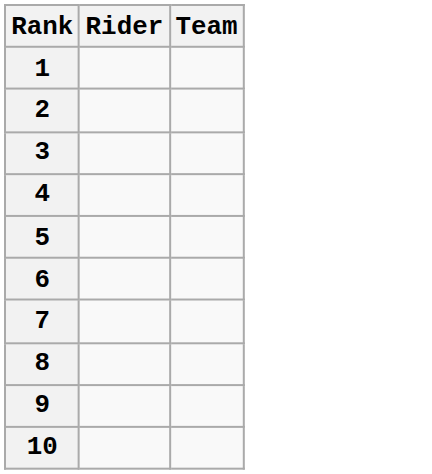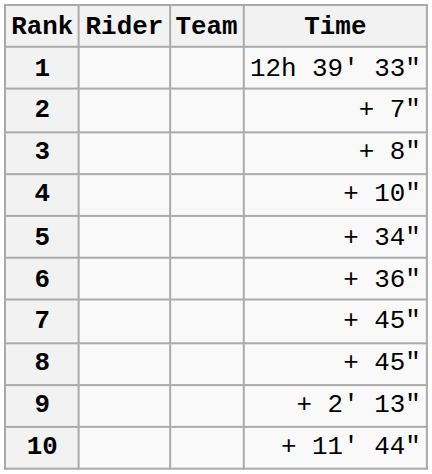+ column: (335, 26)
